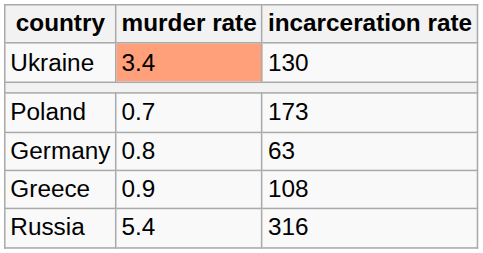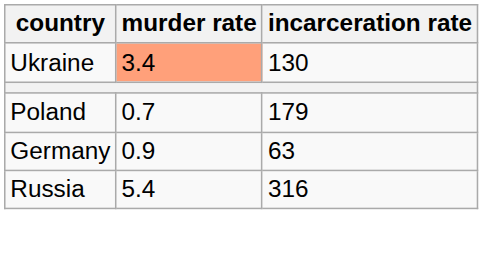(288, 112) 173 -> (288, 112) 179
(138, 150) 0.8 -> (138, 150) 0.9
- row: (50, 189)
